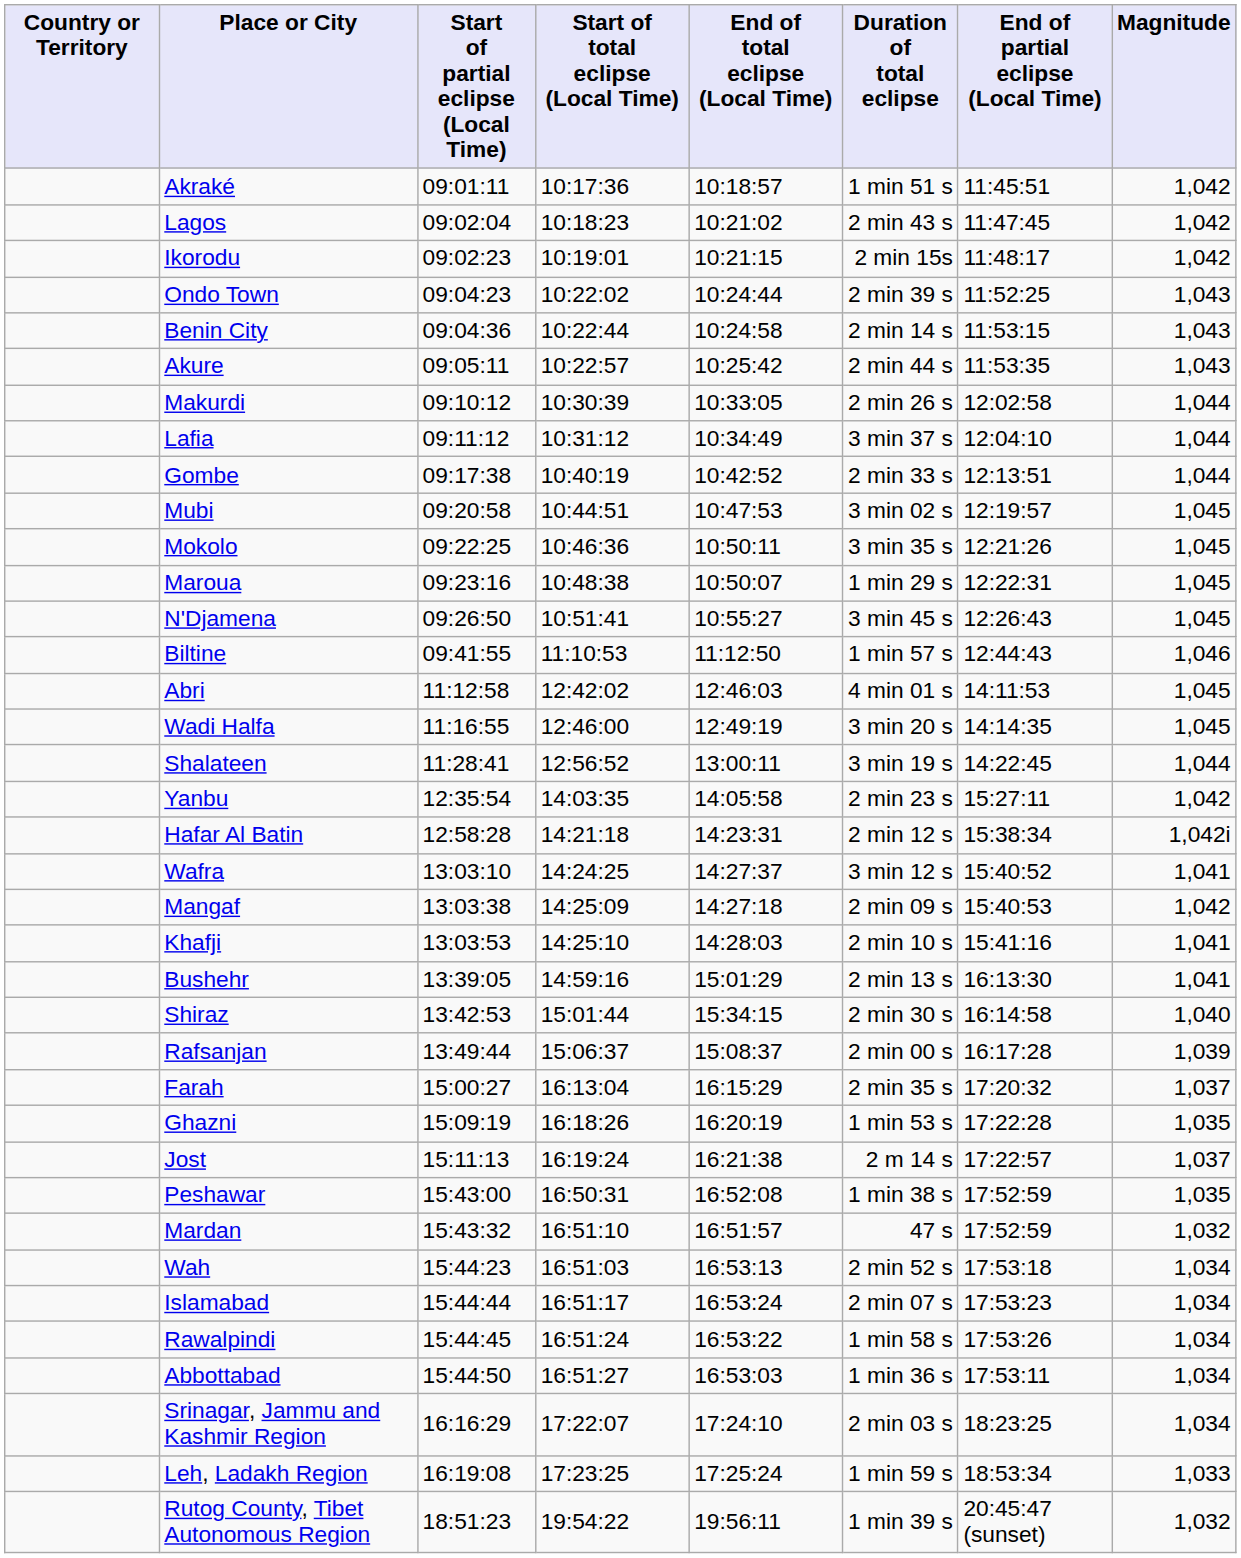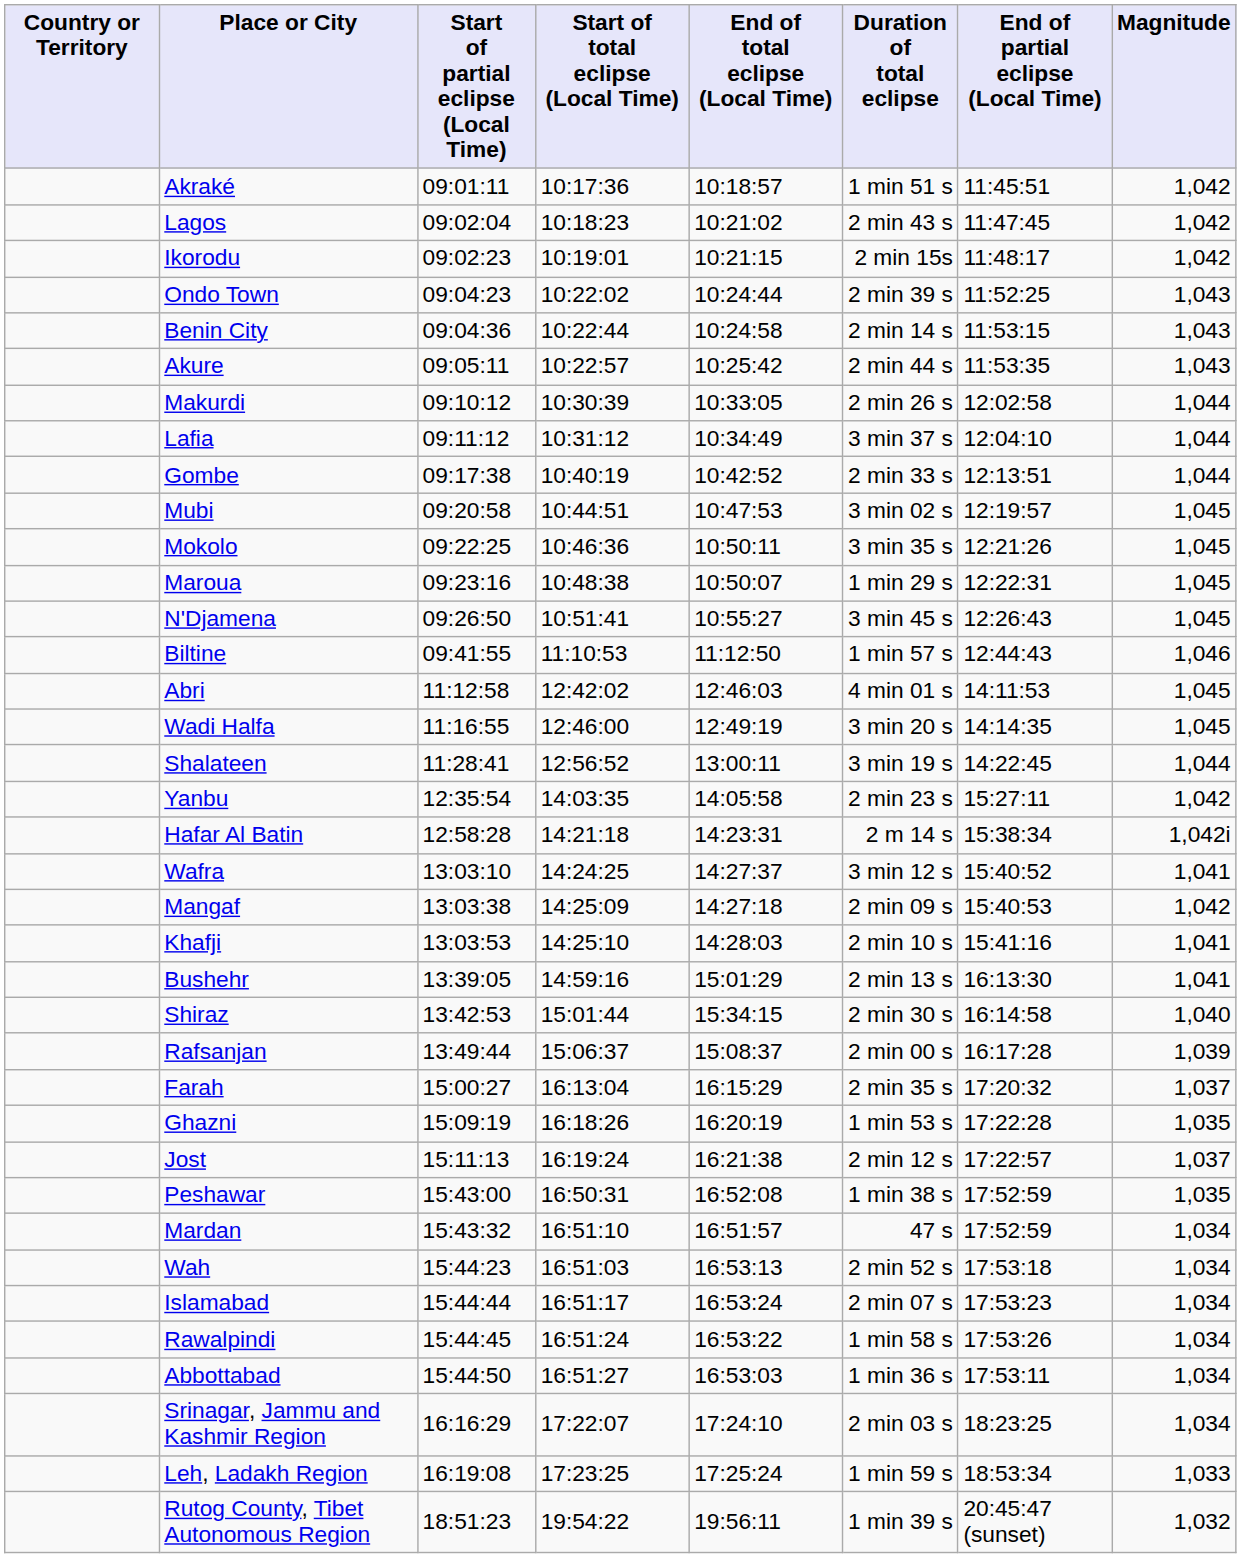(901, 834) 2 min 12 s -> (909, 834) 2 m 14 s
(909, 1159) 2 m 14 s -> (901, 1159) 2 min 12 s
(1202, 1231) 1,032 -> (1202, 1231) 1,034
